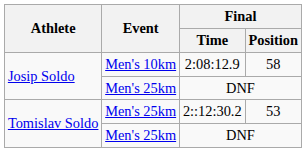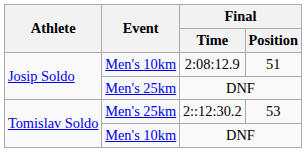(273, 64) 58 -> (273, 64) 51
(141, 135) Men's 25km -> (141, 135) Men's 10km
